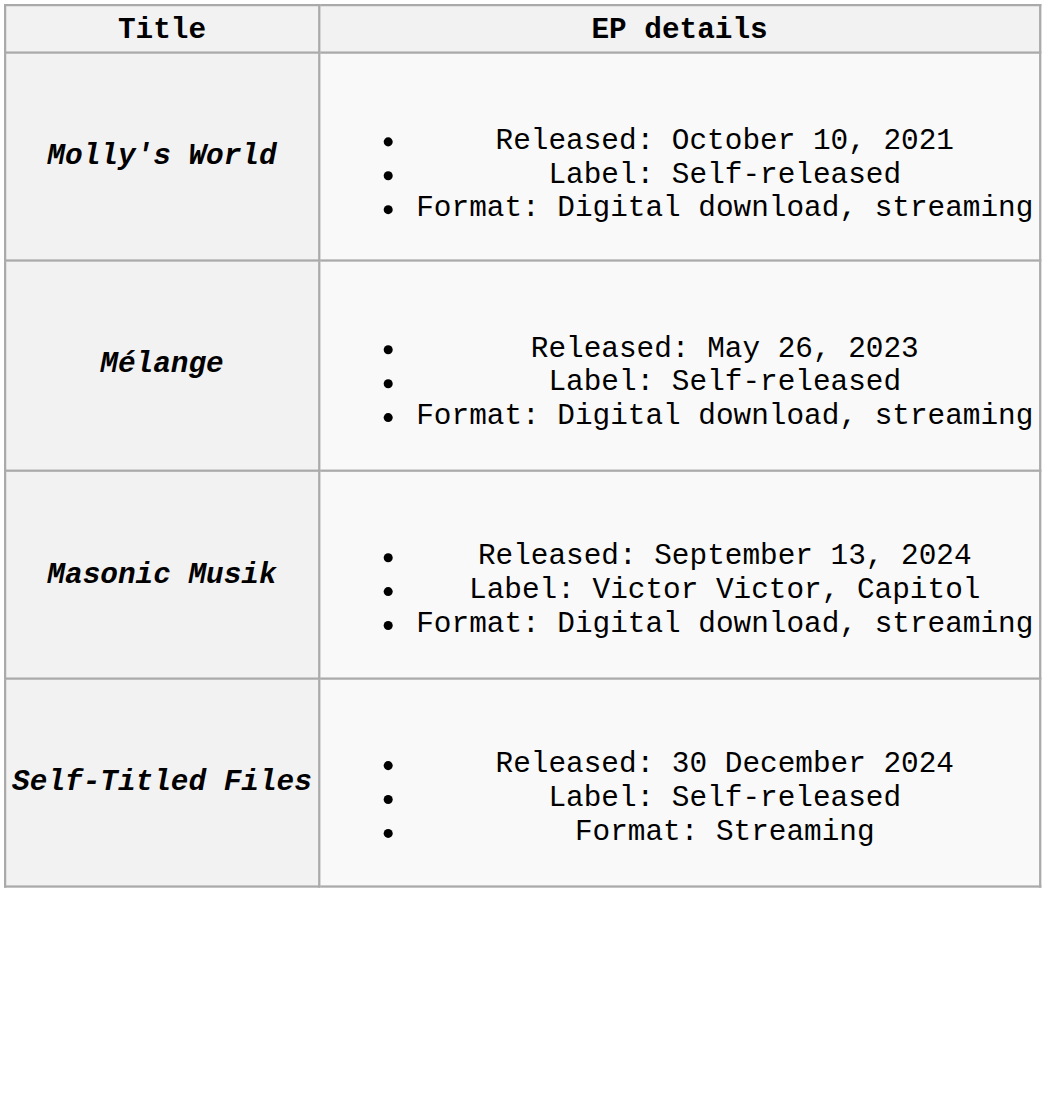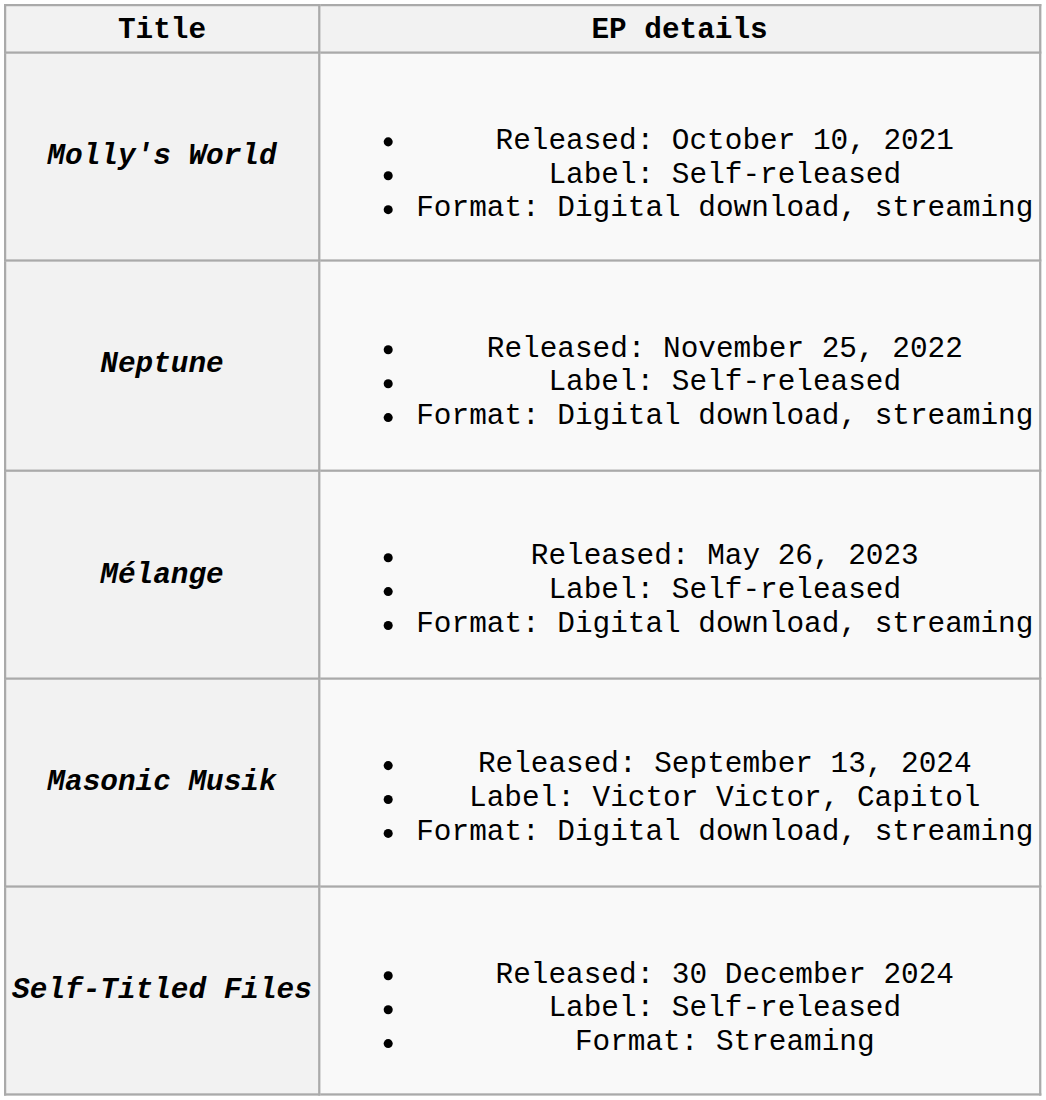+ row: (162, 366)
